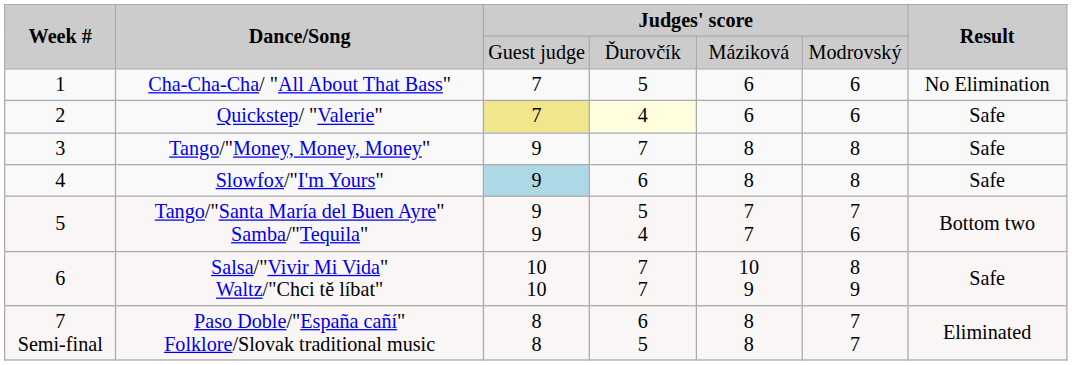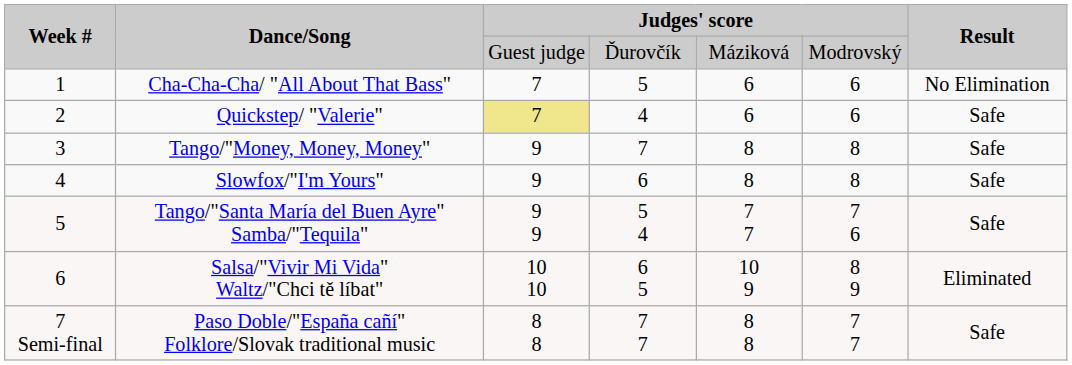(643, 116) lightyellow background -> (643, 116) no background
(537, 180) lightblue background -> (537, 180) no background
(987, 223) Bottom two -> (987, 223) Safe
(643, 278) 7 7 -> (643, 278) 6 5
(987, 278) Safe -> (987, 278) Eliminated
(643, 332) 6 5 -> (643, 332) 7 7
(987, 332) Eliminated -> (987, 332) Safe
